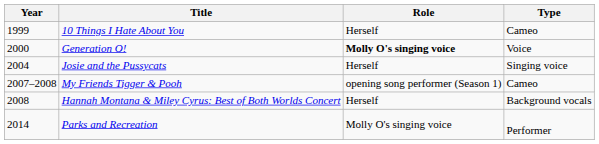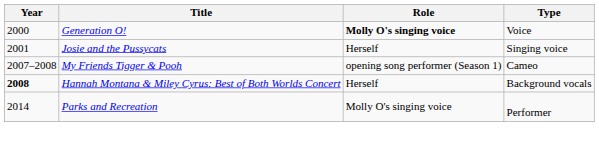- row: (123, 30)
(18, 65) 2004 -> (18, 48) 2001
(18, 100) normal -> (18, 83) bold
